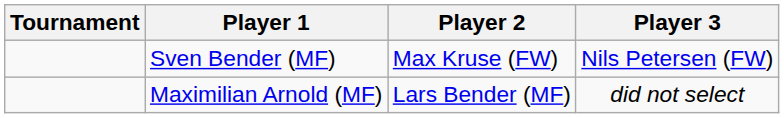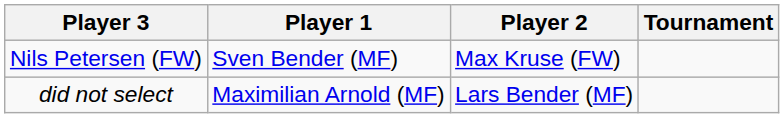columns swapped: (75, 22) <-> (677, 22)
